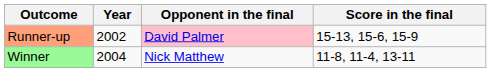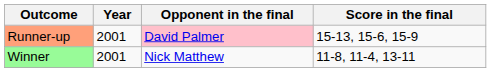(111, 36) 2002 -> (111, 36) 2001
(111, 57) 2004 -> (111, 57) 2001
